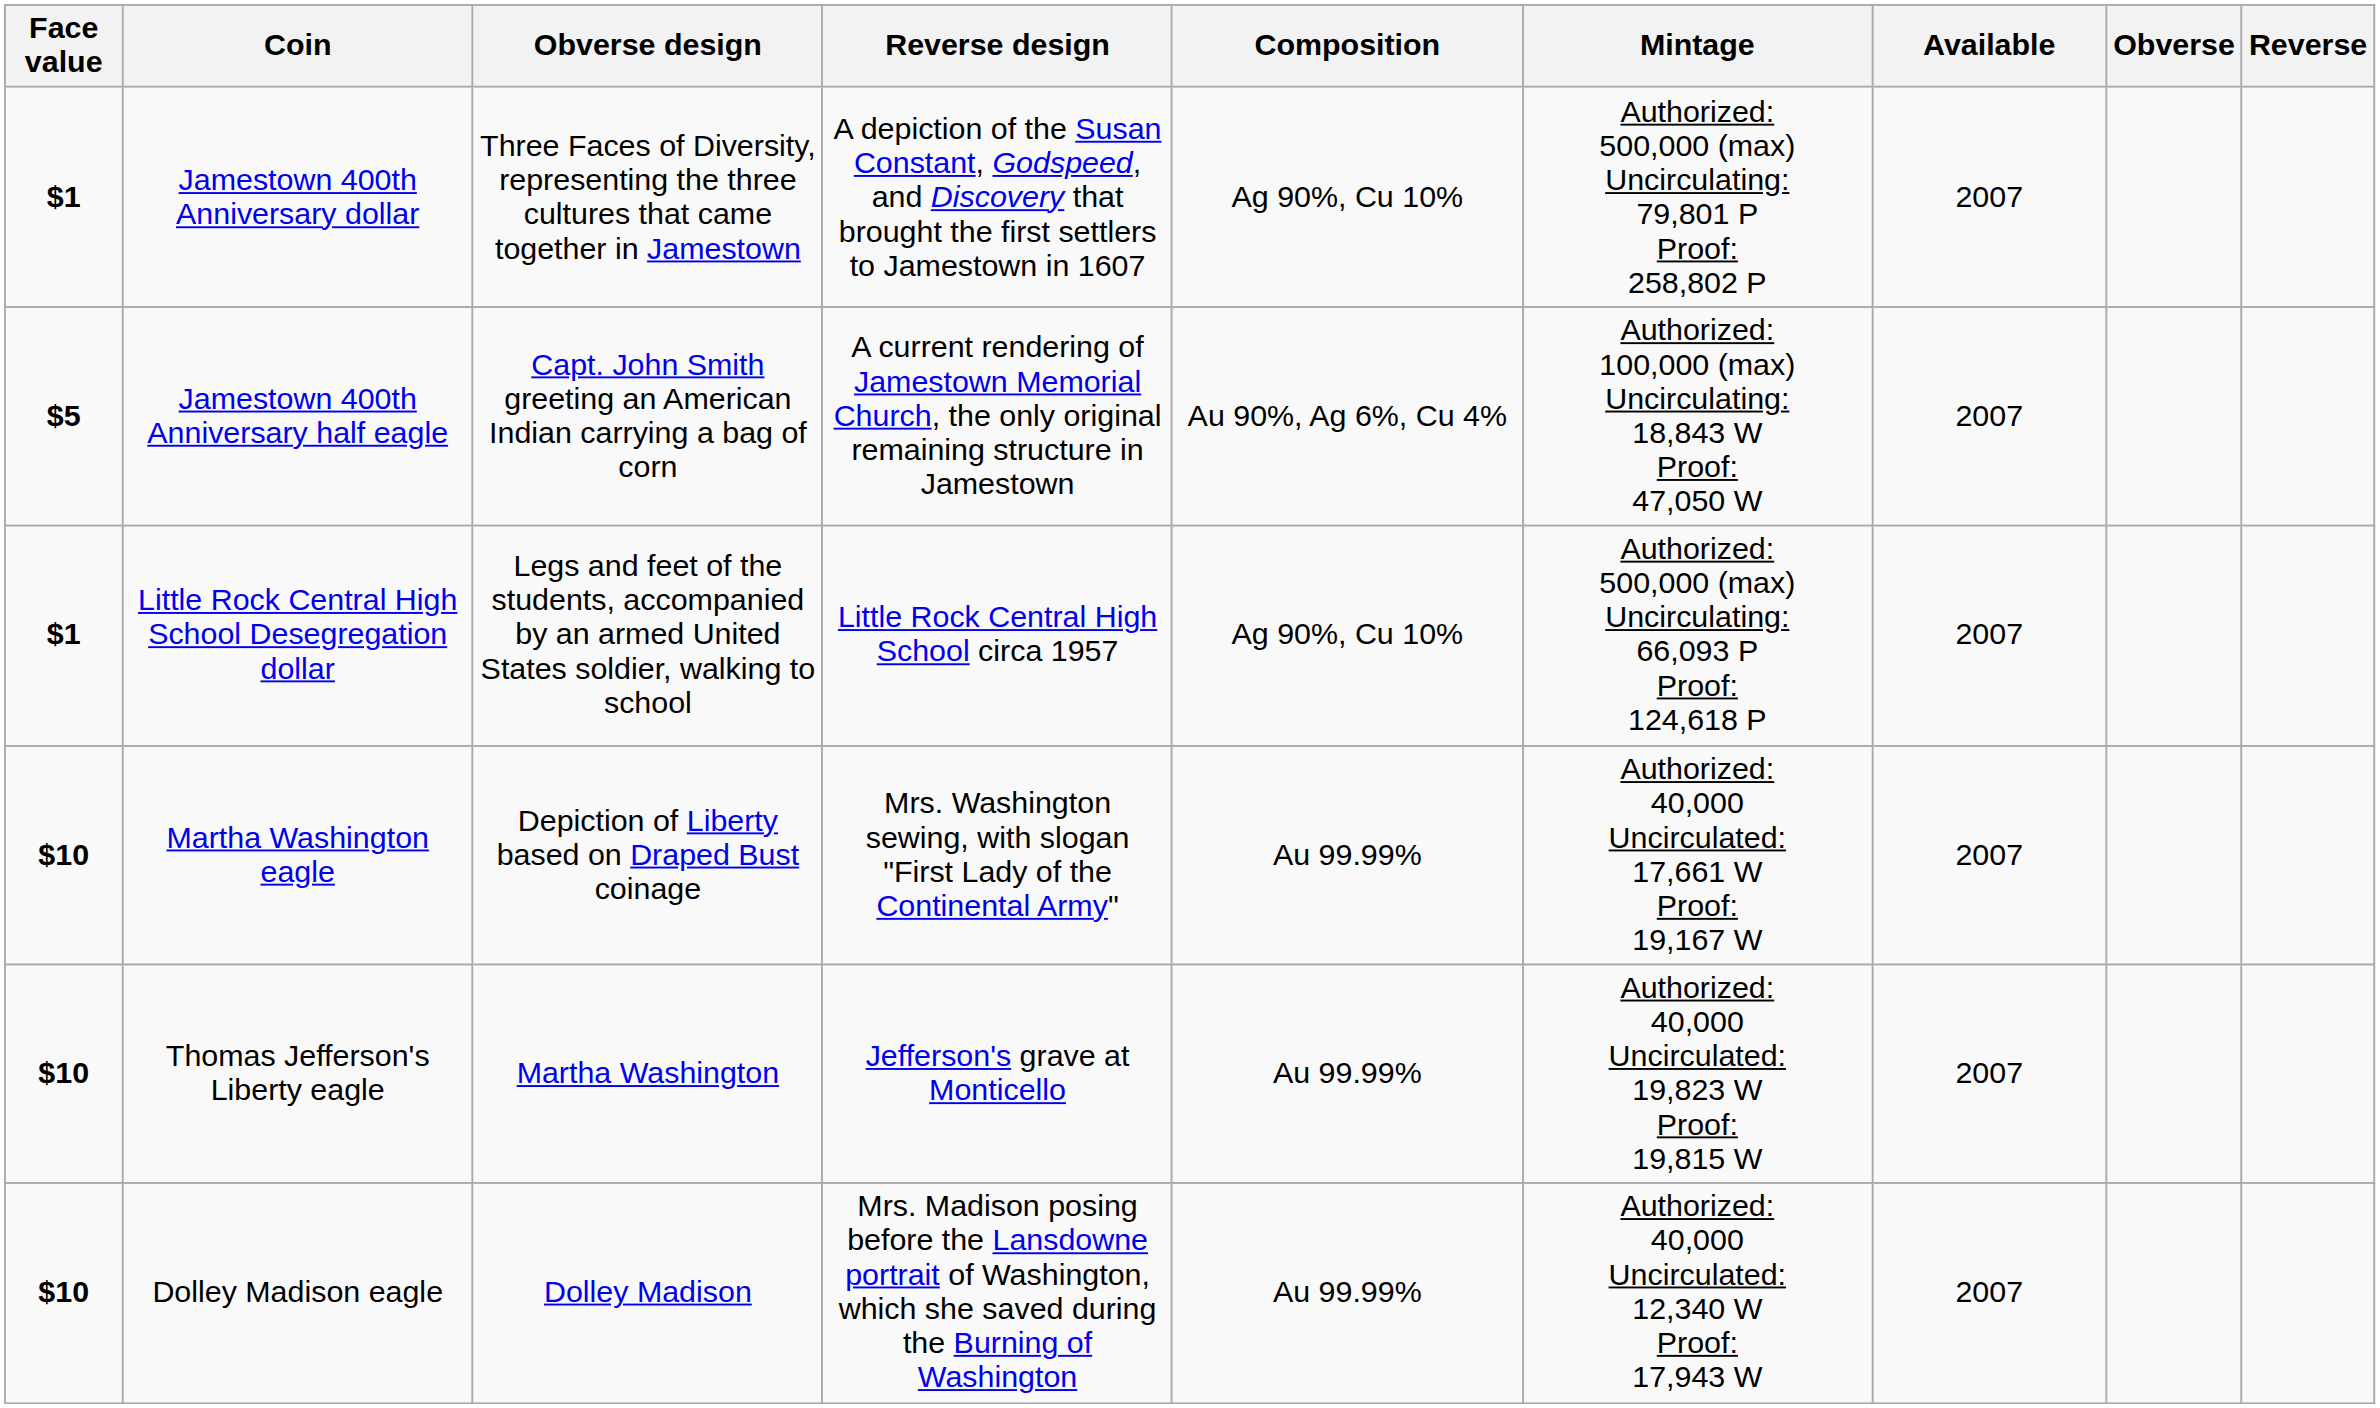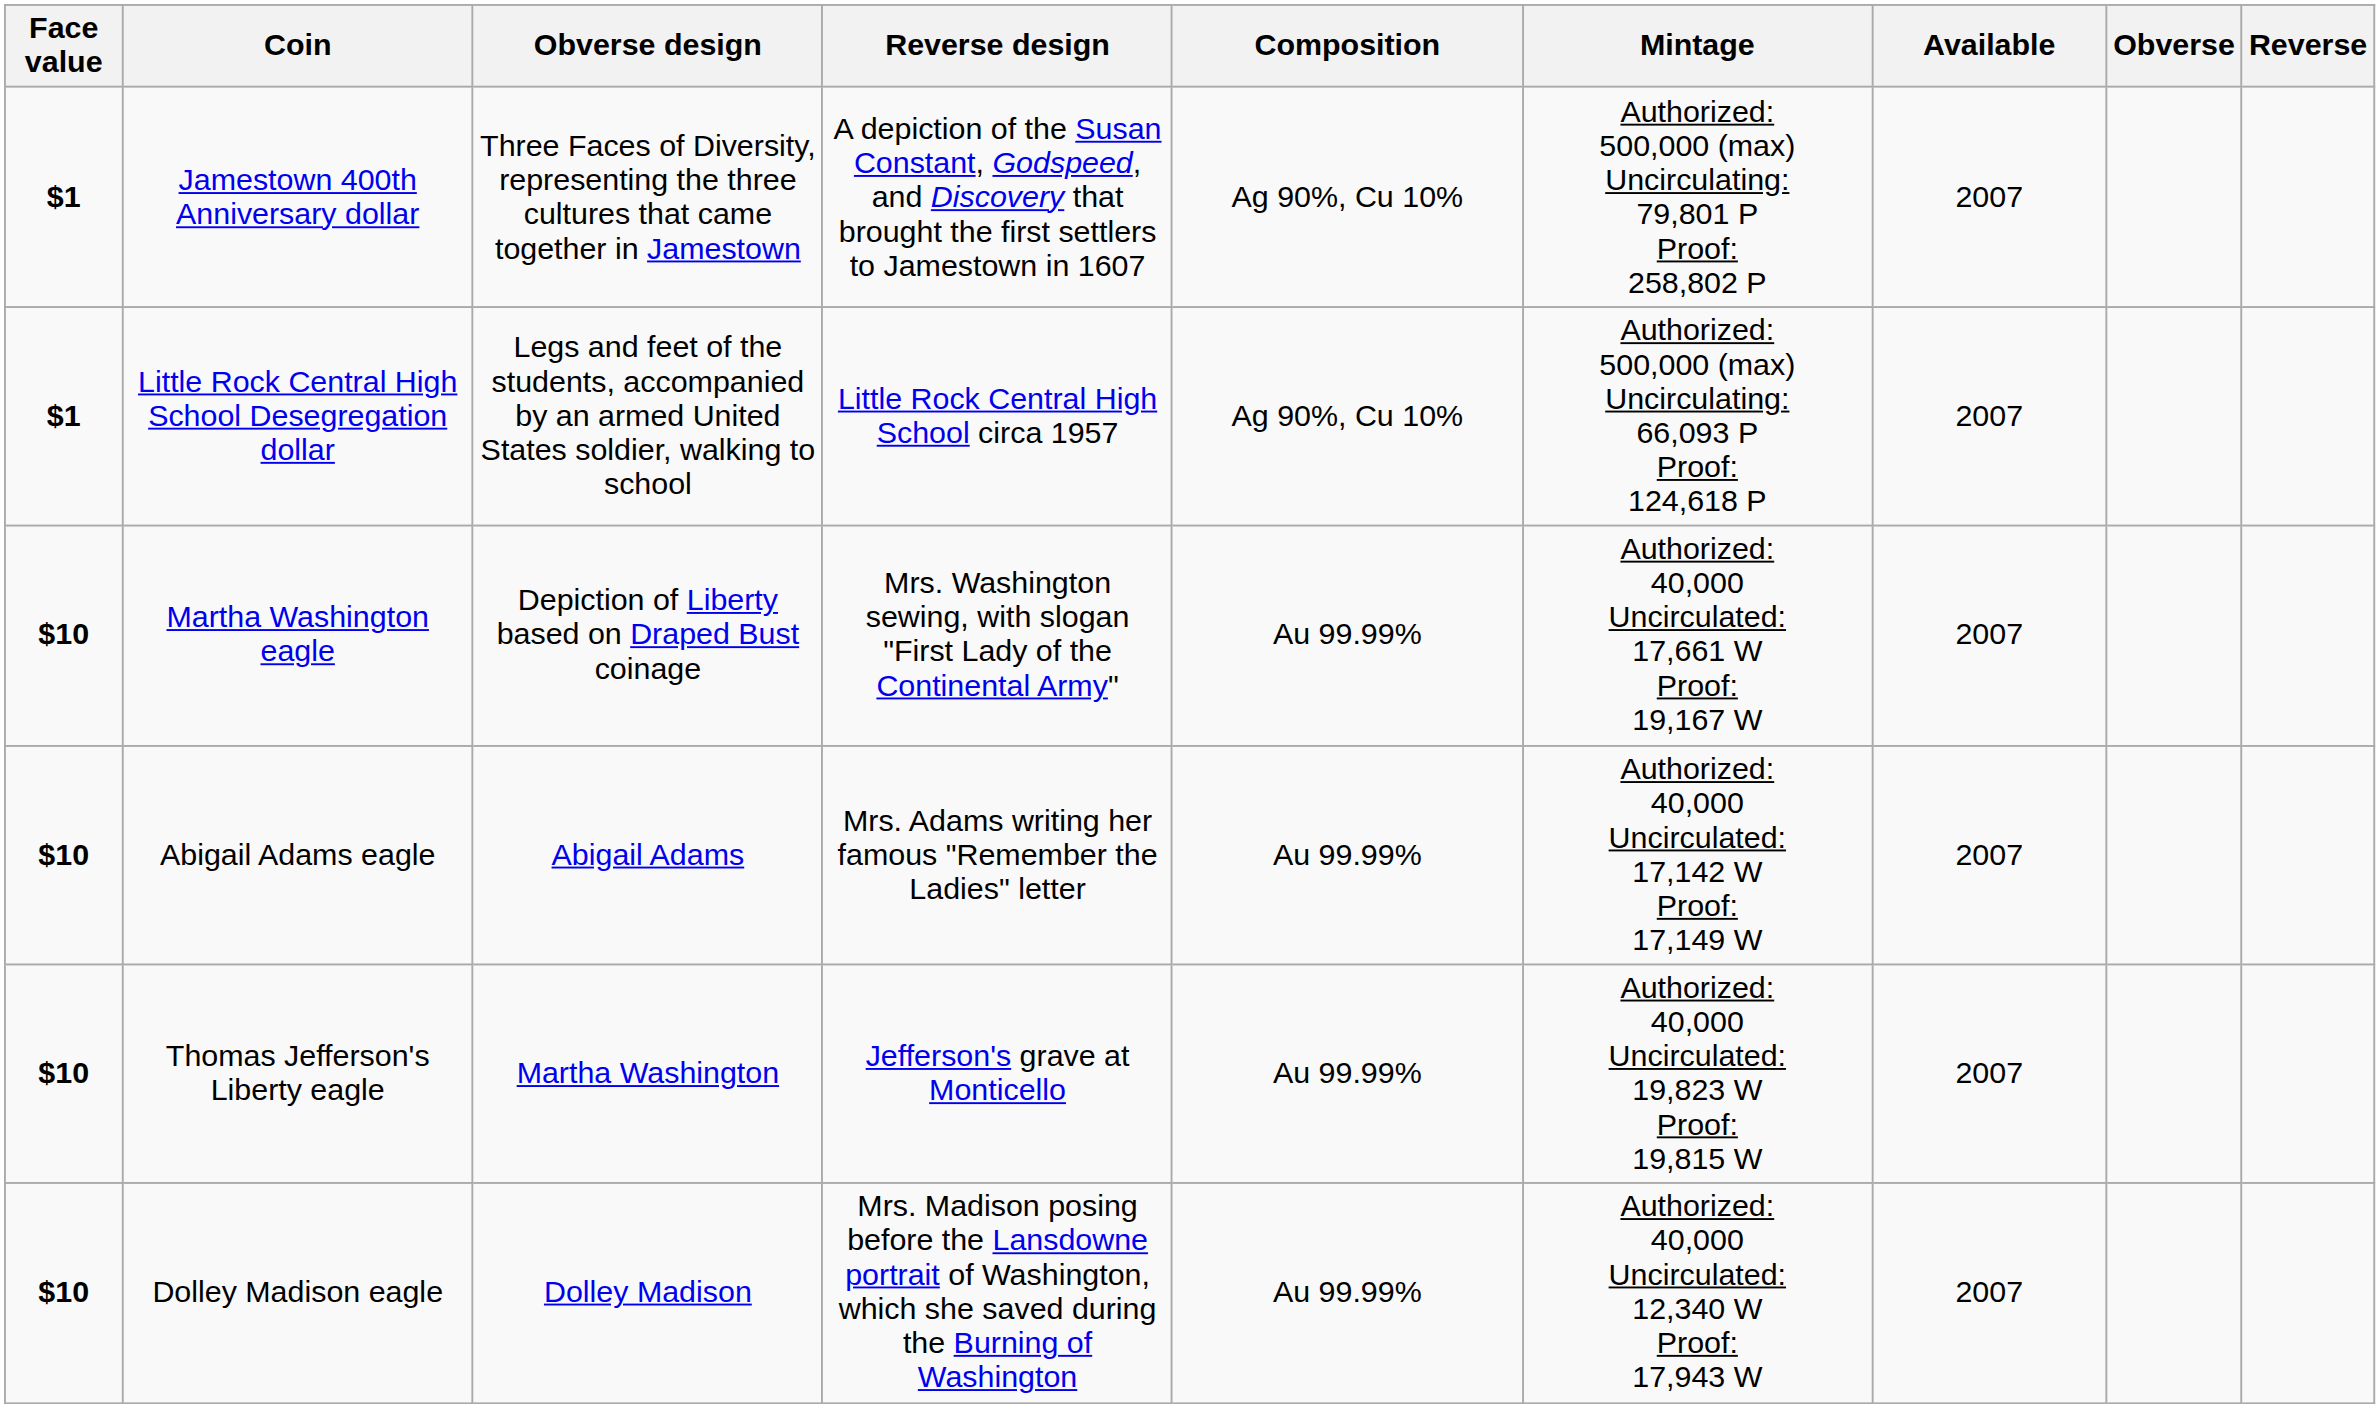- row: (298, 415)
+ row: (298, 854)
